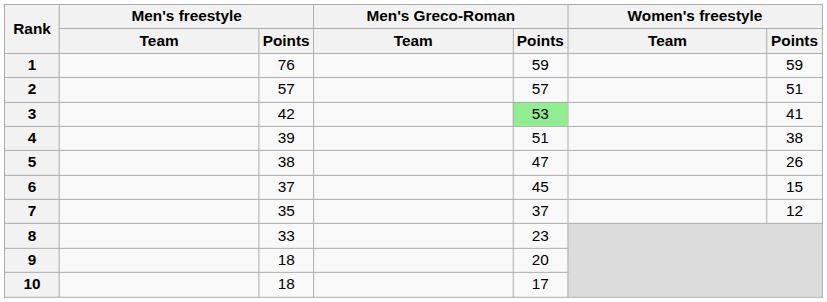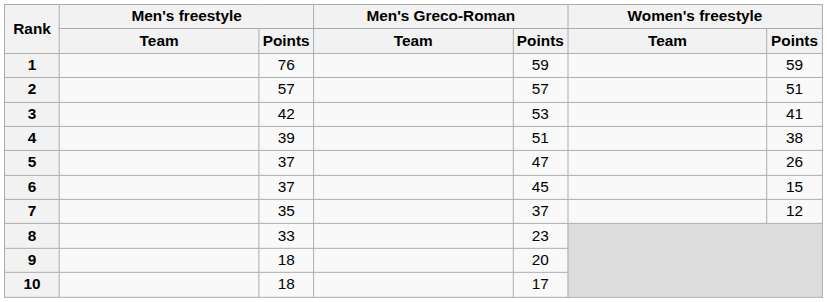(540, 114) lightgreen background -> (540, 114) no background
(286, 162) 38 -> (286, 162) 37
